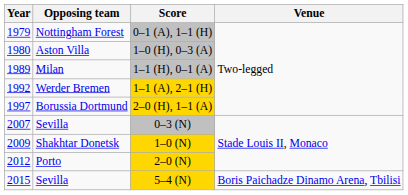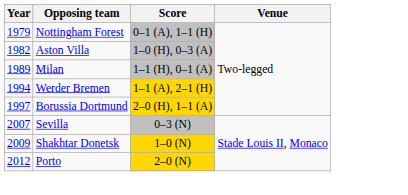(19, 50) 1980 -> (19, 50) 1982
(19, 87) 1992 -> (19, 87) 1994
- row: (173, 180)
